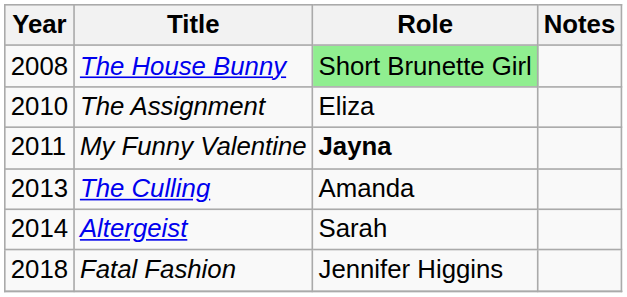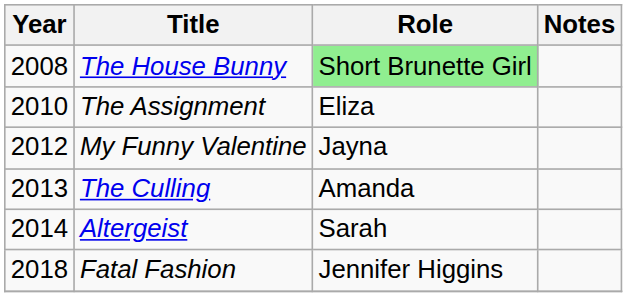(38, 147) 2011 -> (39, 147) 2012
(355, 147) bold -> (353, 147) normal
